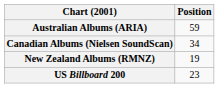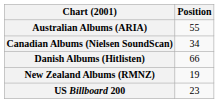(194, 28) 59 -> (194, 28) 55
+ row: (90, 59)
